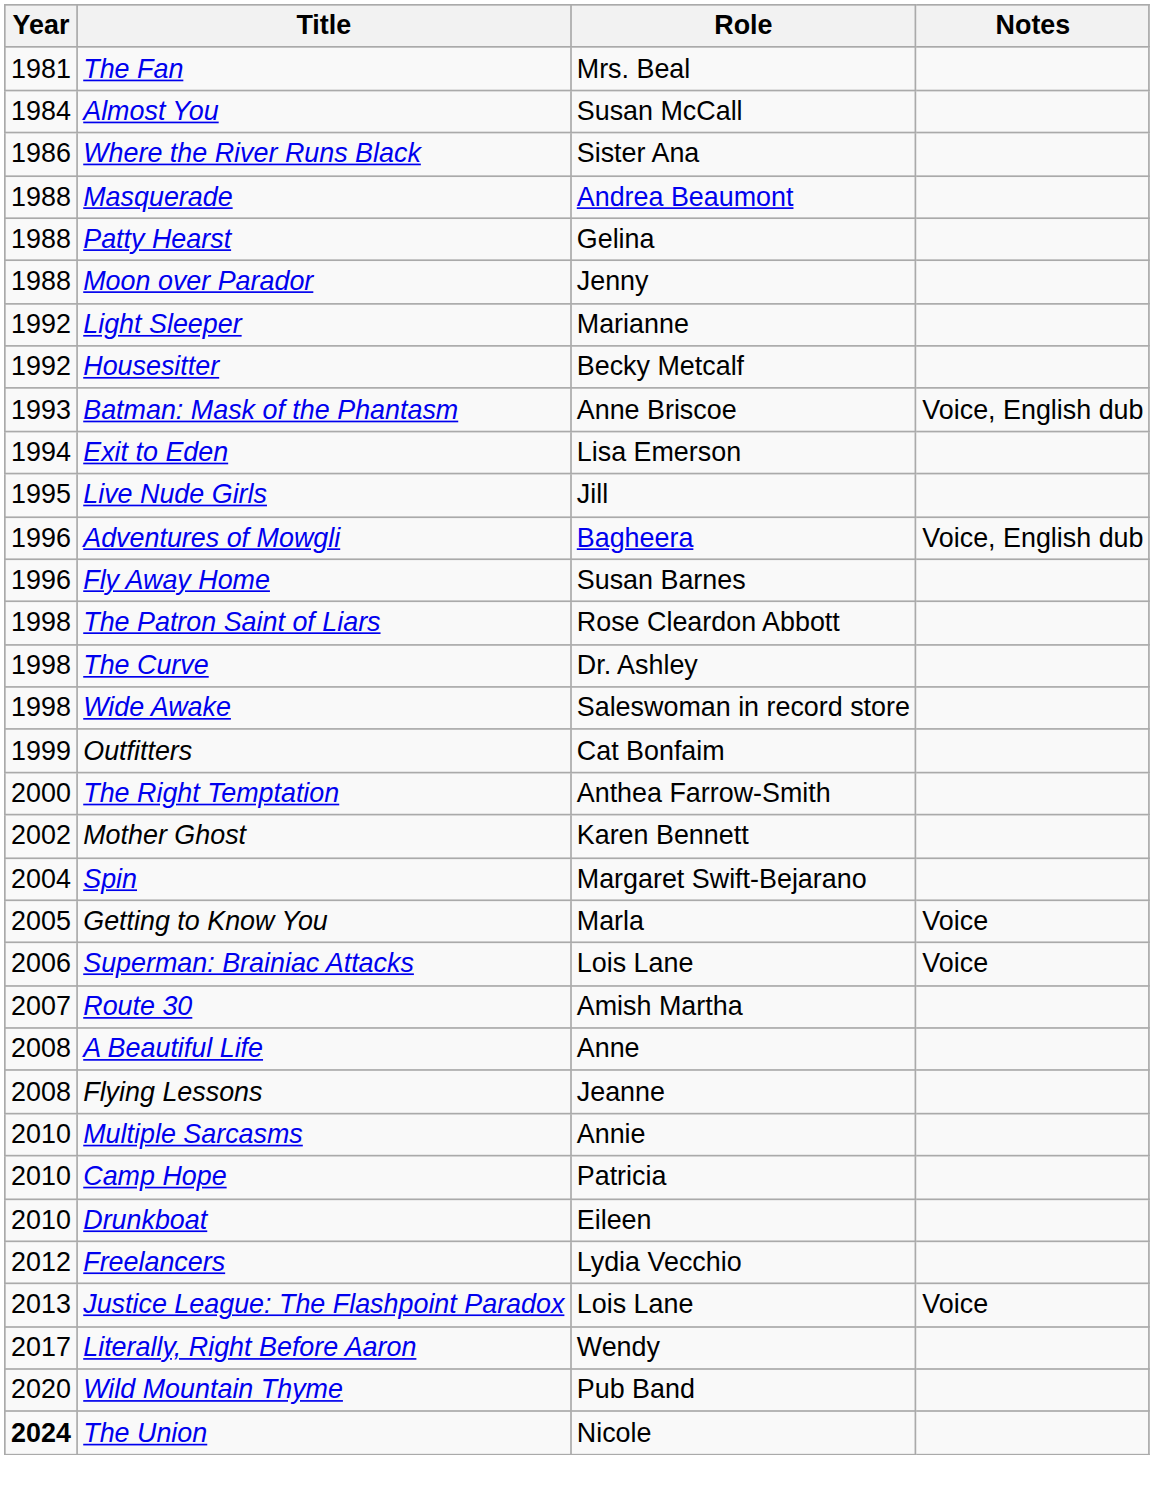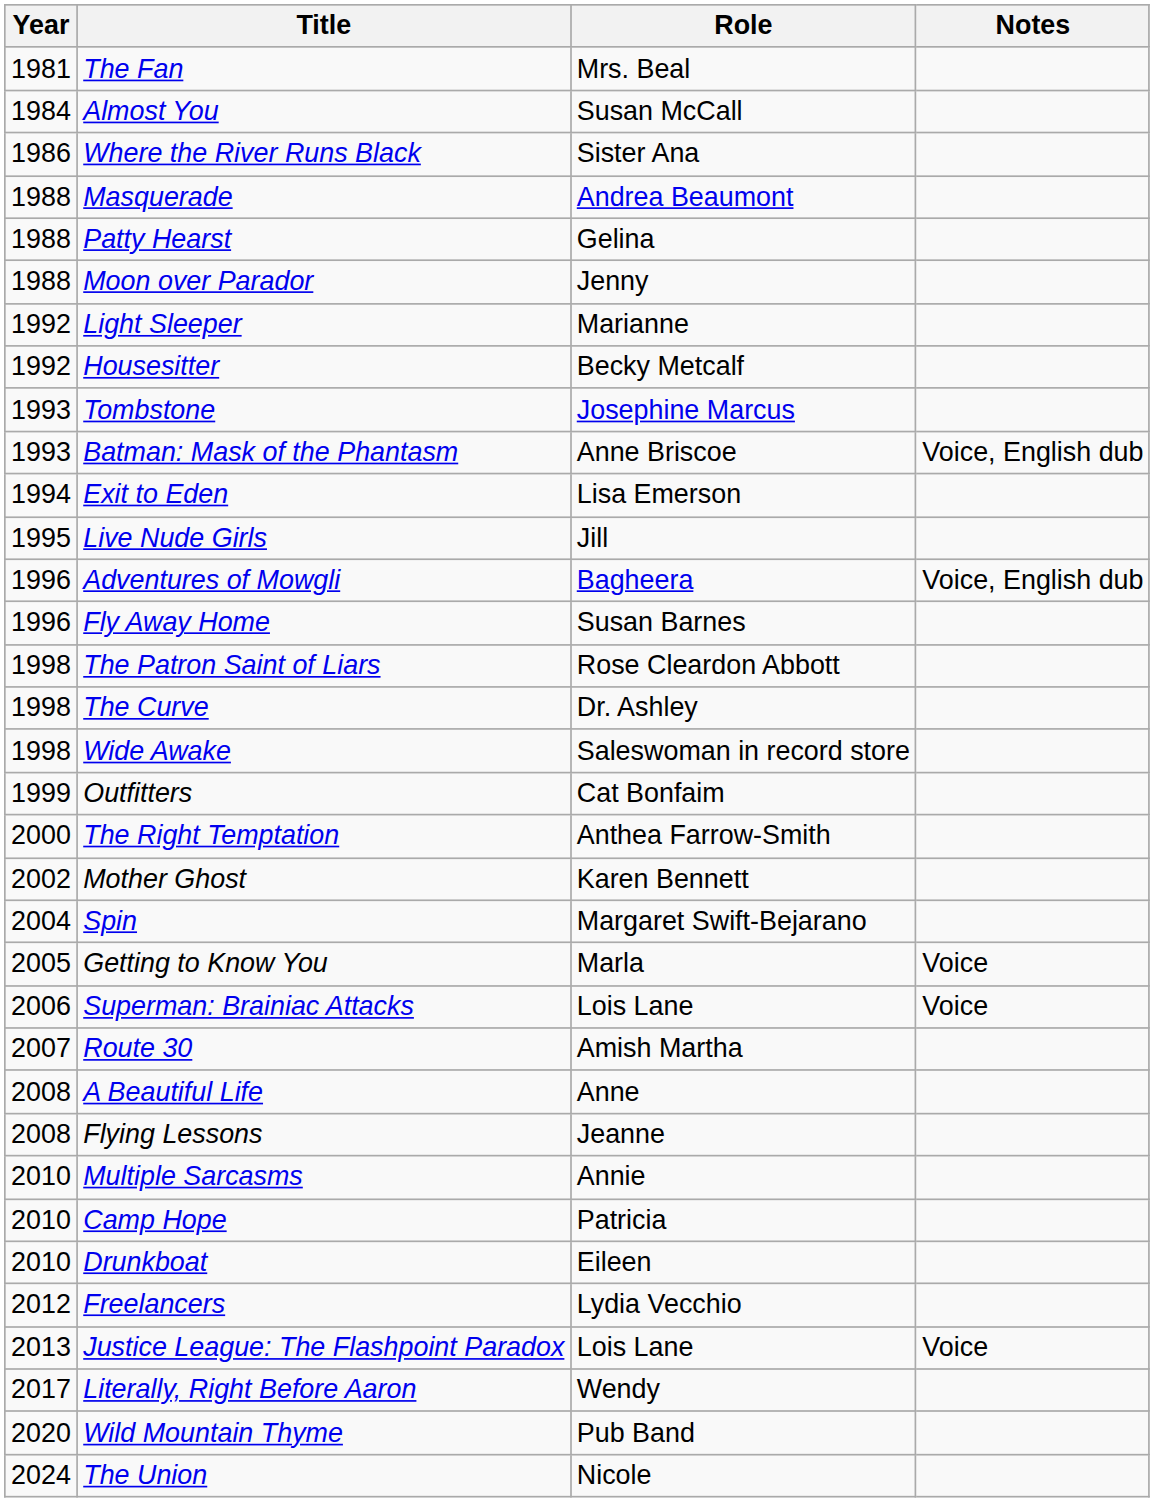+ row: (149, 409)
(41, 1432) bold -> (41, 1475) normal
